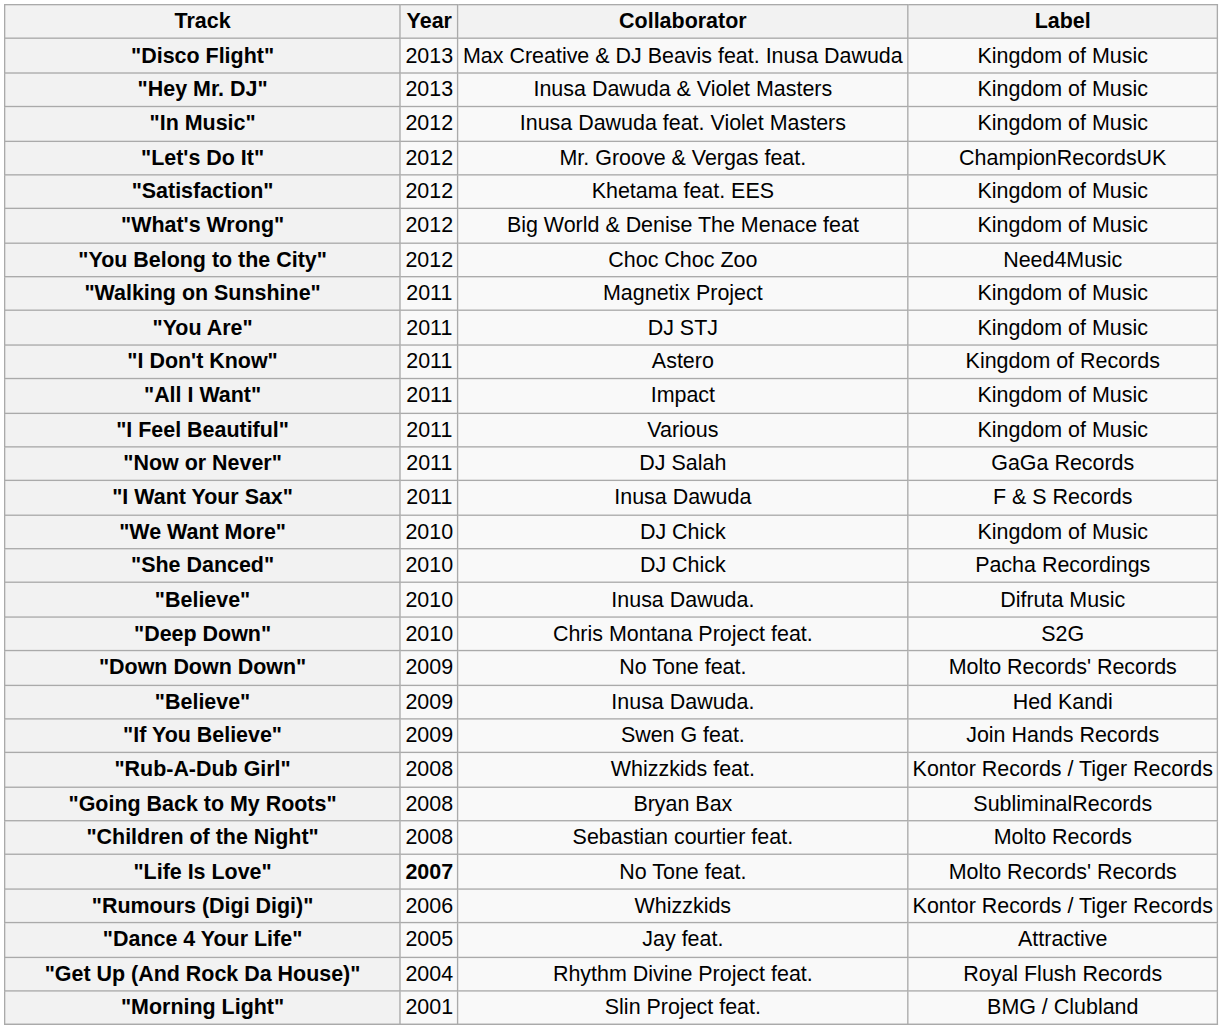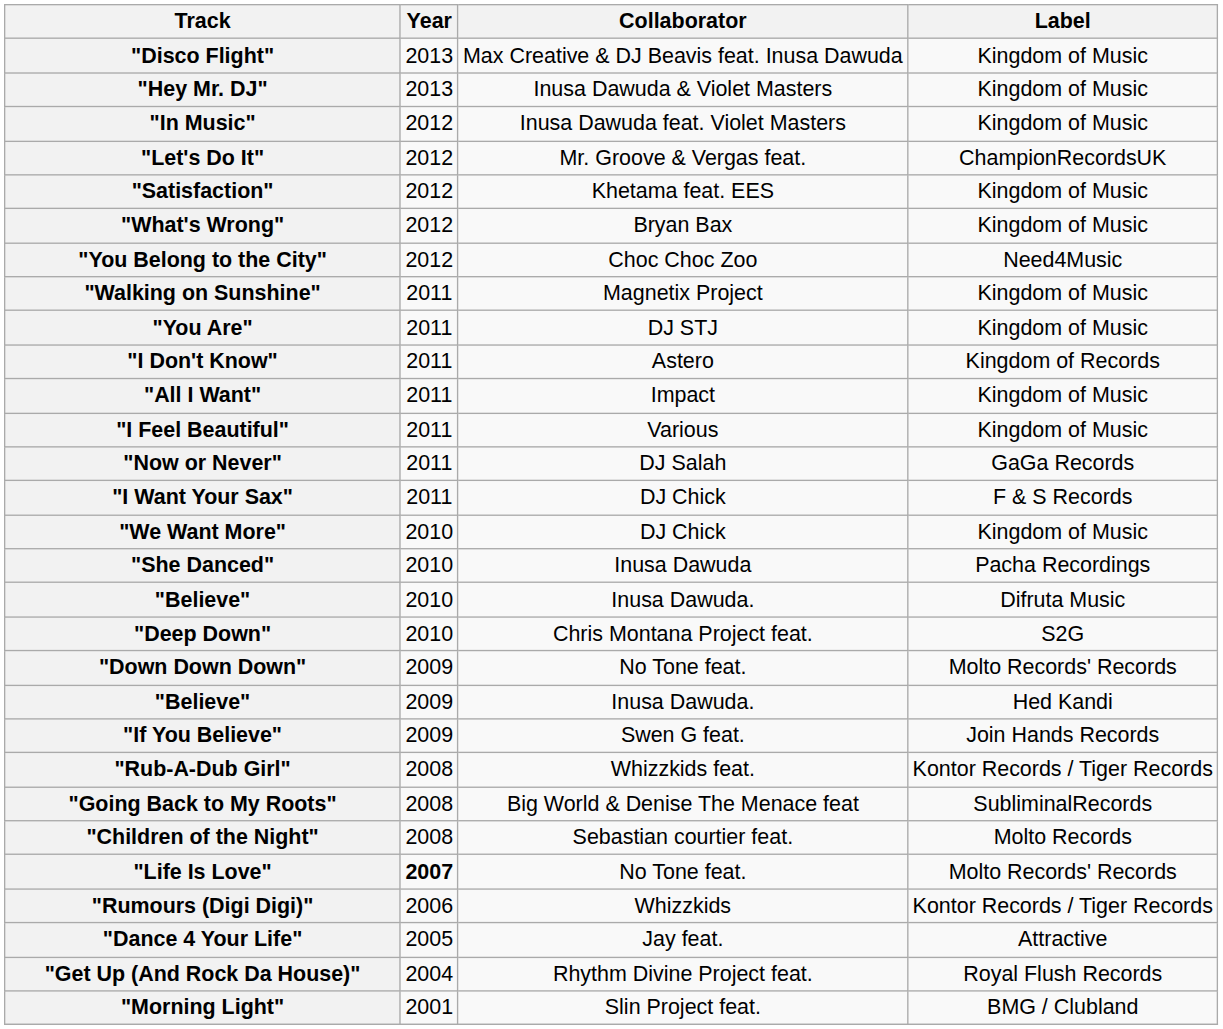(683, 225) Big World & Denise The Menace feat -> (683, 225) Bryan Bax
(683, 497) Inusa Dawuda -> (683, 497) DJ Chick
(683, 565) DJ Chick -> (683, 565) Inusa Dawuda
(683, 803) Bryan Bax -> (683, 803) Big World & Denise The Menace feat
